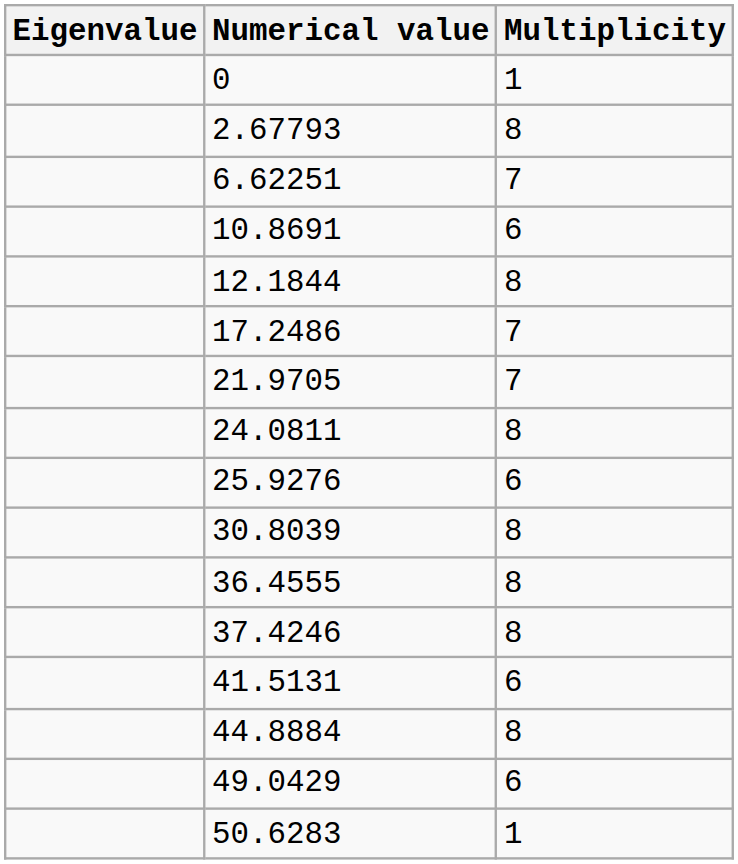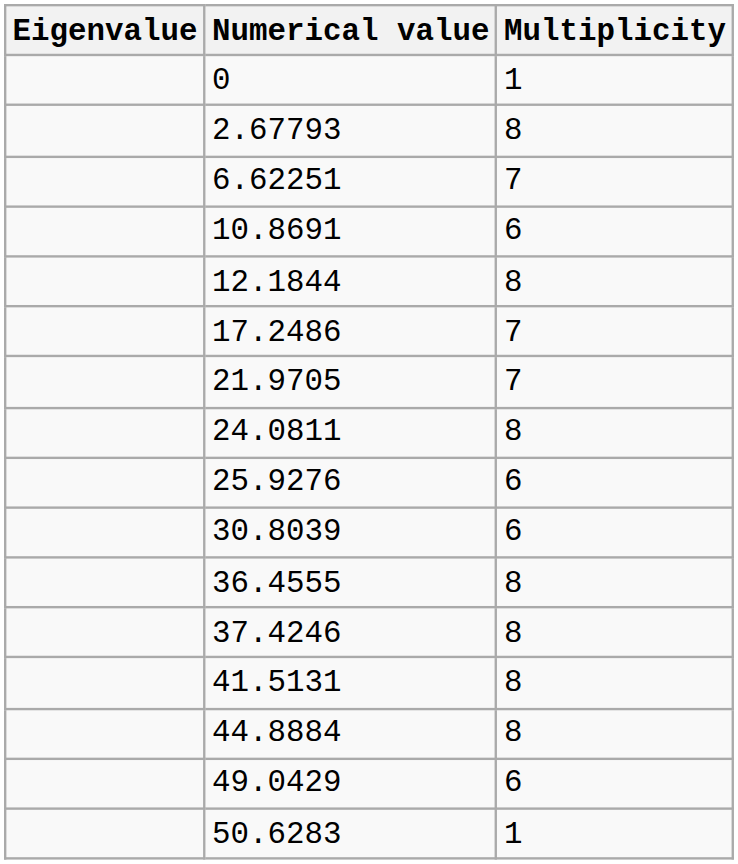(513, 532) 8 -> (513, 532) 6
(513, 683) 6 -> (513, 683) 8
